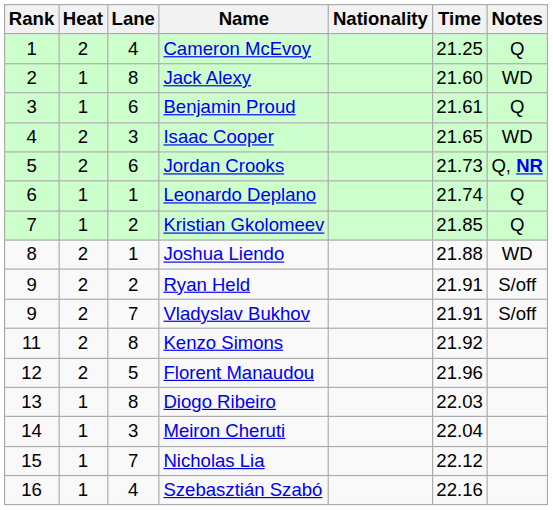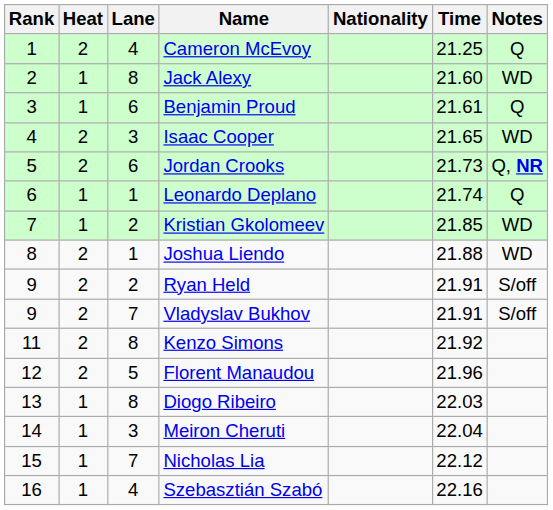(517, 225) Q -> (517, 225) WD
